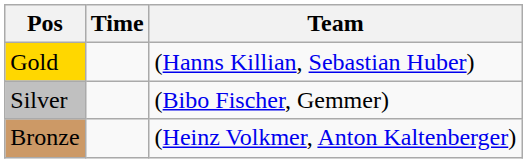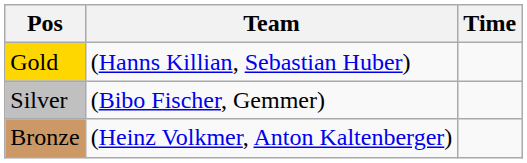columns swapped: (335, 23) <-> (117, 23)
